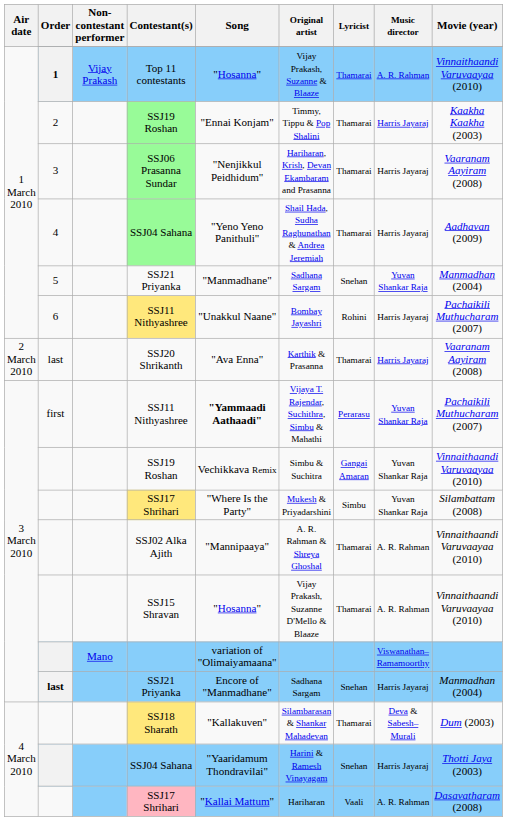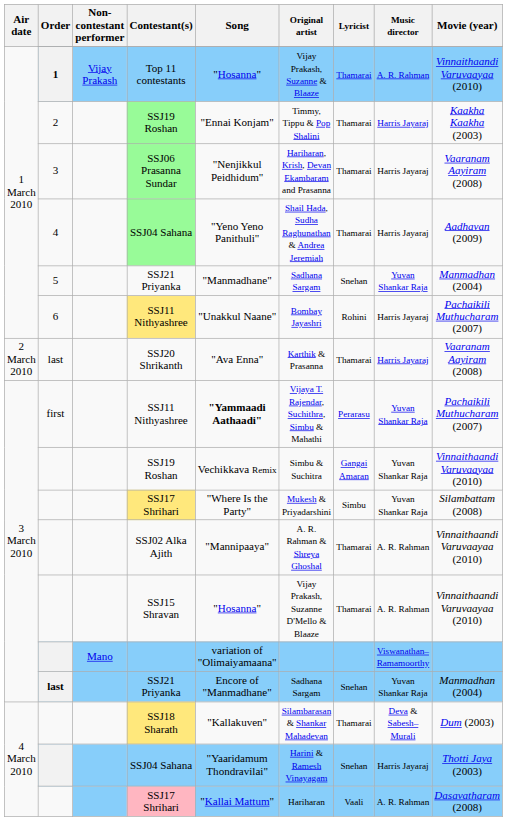(403, 687) Harris Jayaraj -> (403, 687) Yuvan Shankar Raja
